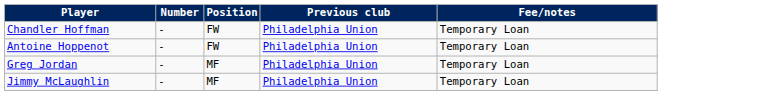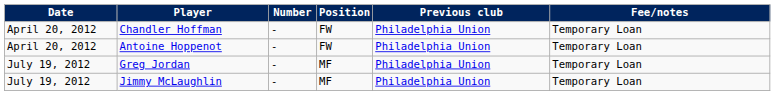+ column: (61, 13)
